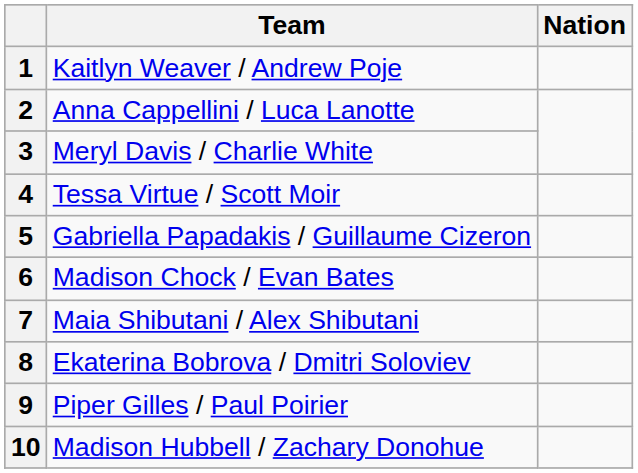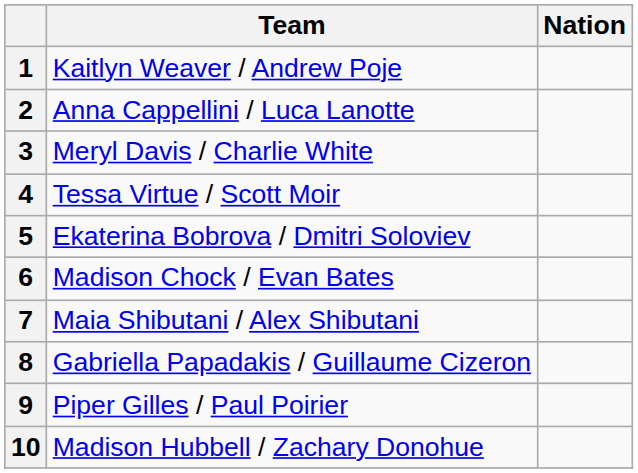(292, 236) Gabriella Papadakis / Guillaume Cizeron -> (262, 236) Ekaterina Bobrova / Dmitri Soloviev
(262, 362) Ekaterina Bobrova / Dmitri Soloviev -> (292, 362) Gabriella Papadakis / Guillaume Cizeron
